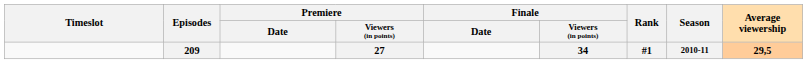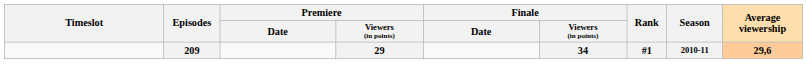(379, 50) 27 -> (379, 50) 29
(762, 50) 29,5 -> (762, 50) 29,6
